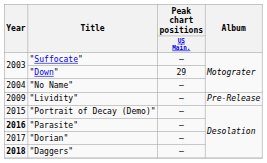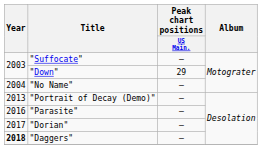- row: (54, 99)
(16, 112) 2015 -> (16, 99) 2013
(16, 125) bold -> (16, 112) normal
